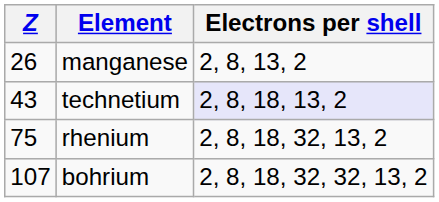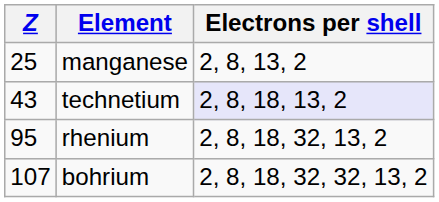(24, 61) 26 -> (24, 61) 25
(24, 138) 75 -> (24, 138) 95
